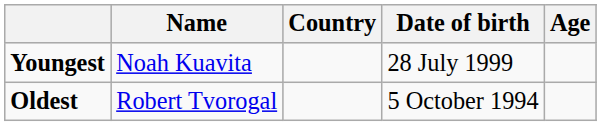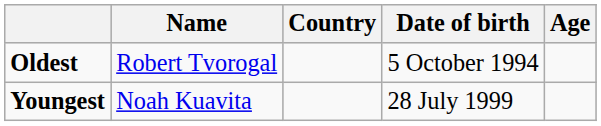rows swapped: (58, 62) <-> (44, 100)
